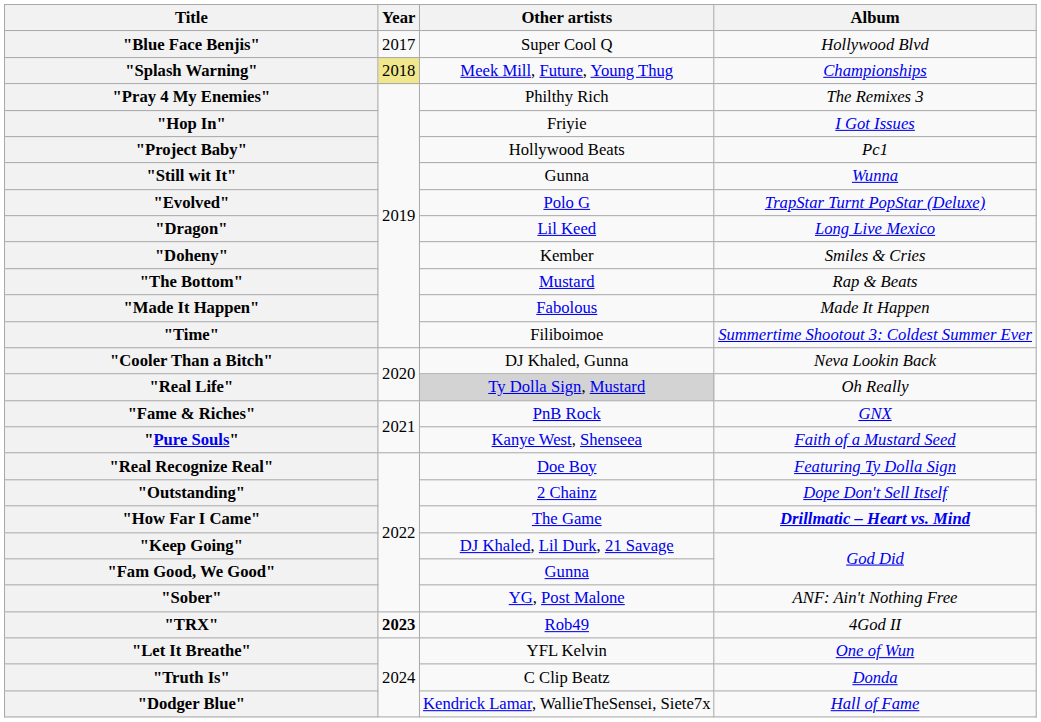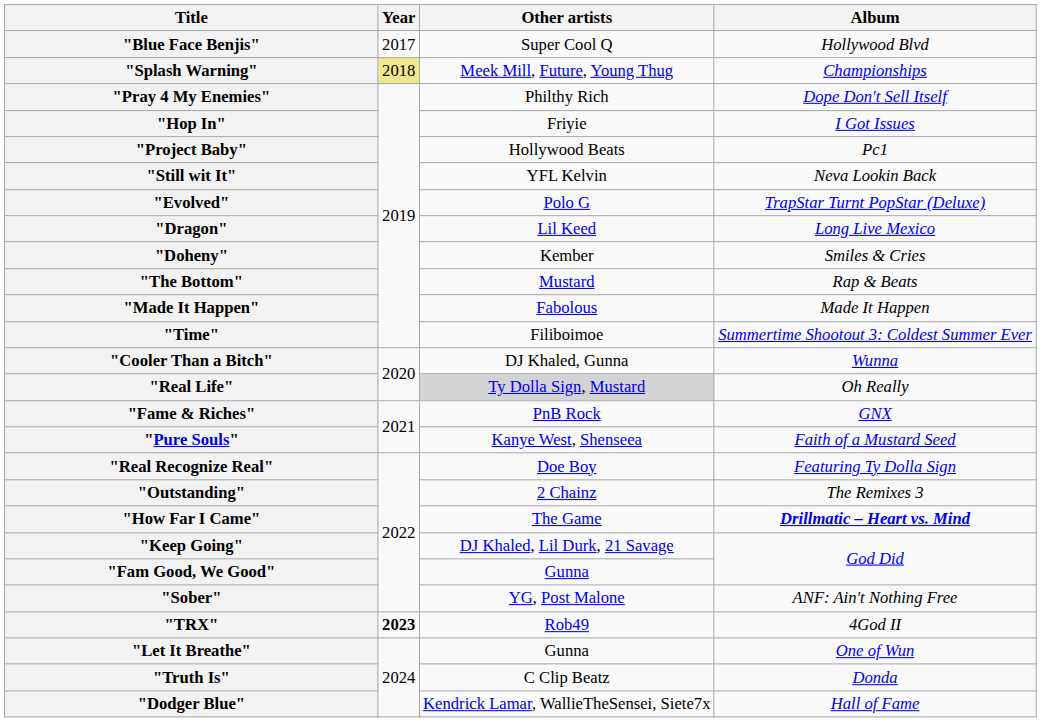(875, 96) The Remixes 3 -> (875, 96) Dope Don't Sell Itself
(567, 176) Gunna -> (567, 176) YFL Kelvin
(875, 176) Wunna -> (875, 176) Neva Lookin Back
(875, 360) Neva Lookin Back -> (875, 360) Wunna
(875, 492) Dope Don't Sell Itself -> (875, 492) The Remixes 3
(567, 651) YFL Kelvin -> (567, 651) Gunna
